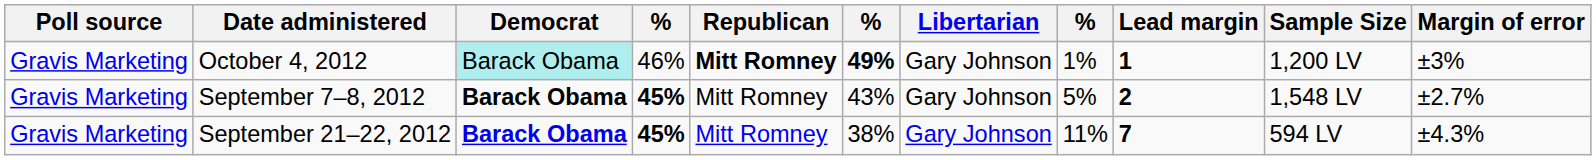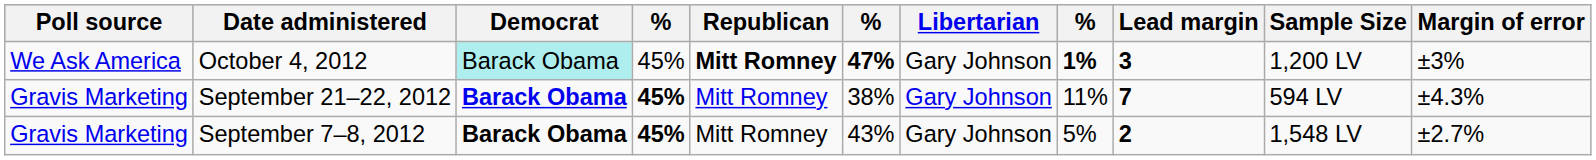(99, 60) Gravis Marketing -> (96, 60) We Ask America
(661, 60) 46% -> (661, 60) 45%
(871, 60) 49% -> (871, 60) 47%
(1080, 60) normal -> (1080, 60) bold
(1125, 60) 1 -> (1125, 60) 3
rows swapped: (325, 135) <-> (312, 97)
